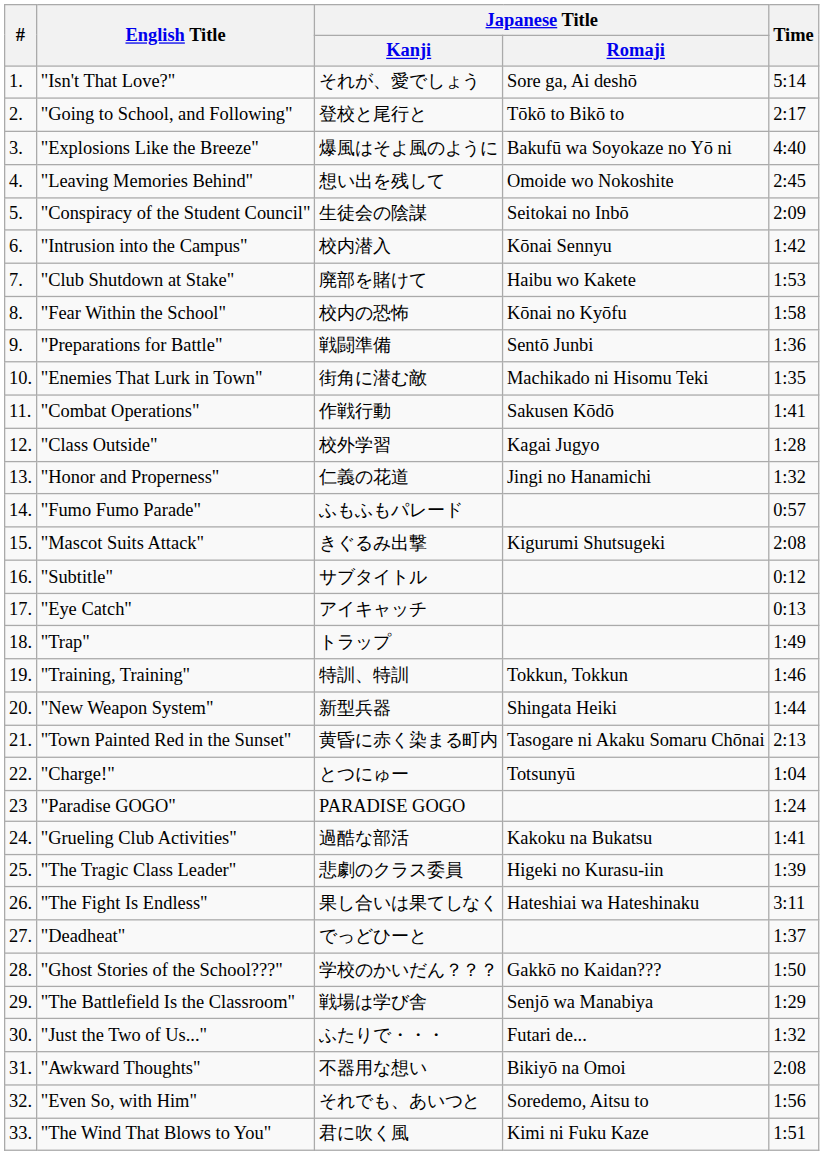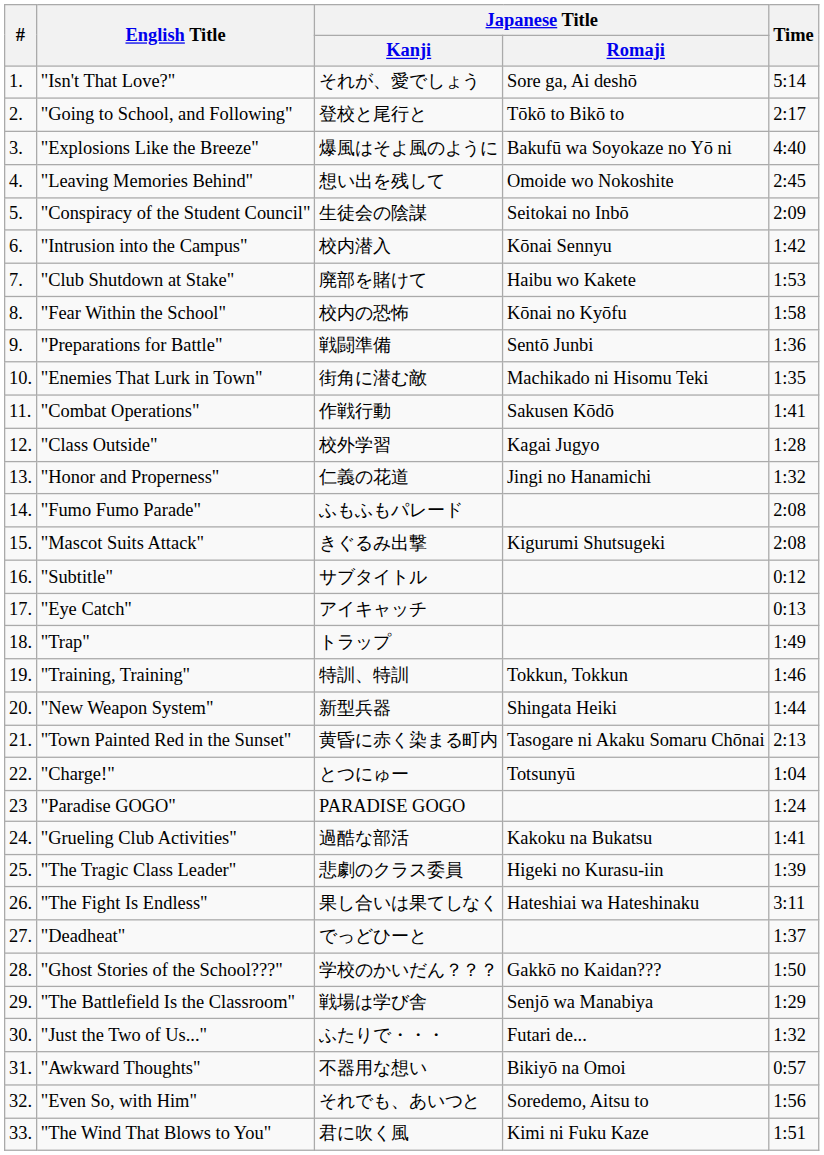(790, 510) 0:57 -> (790, 510) 2:08
(790, 1068) 2:08 -> (790, 1068) 0:57
